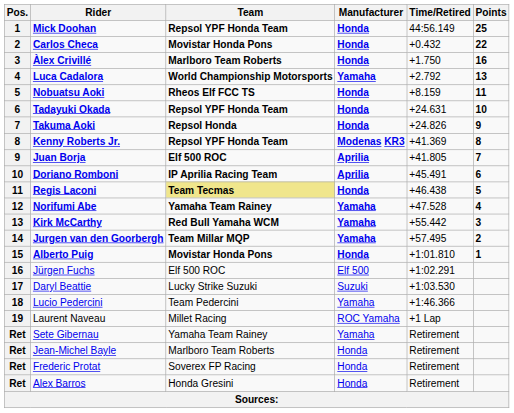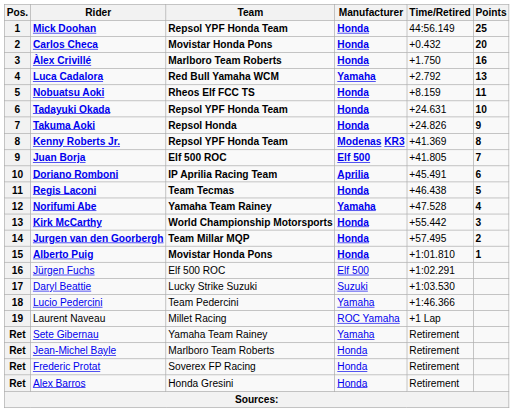(481, 45) 22 -> (481, 45) 20
(250, 77) World Championship Motorsports -> (224, 77) Red Bull Yamaha WCM
(353, 158) Aprilia -> (354, 158) Elf 500
(201, 190) khaki background -> (201, 190) no background
(224, 222) Red Bull Yamaha WCM -> (250, 222) World Championship Motorsports
(357, 222) Yamaha -> (353, 222) Honda
(357, 238) Yamaha -> (353, 238) Honda
